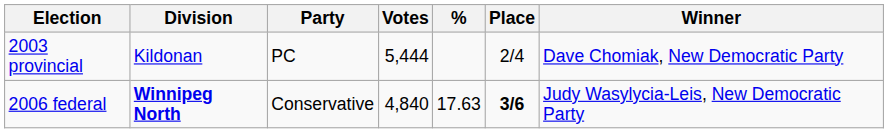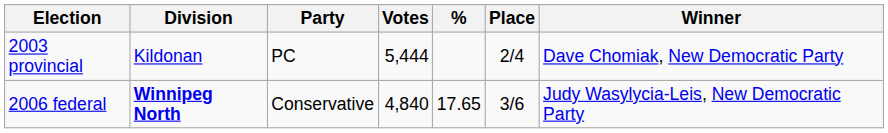(459, 103) 17.63 -> (459, 103) 17.65
(512, 103) bold -> (512, 103) normal
